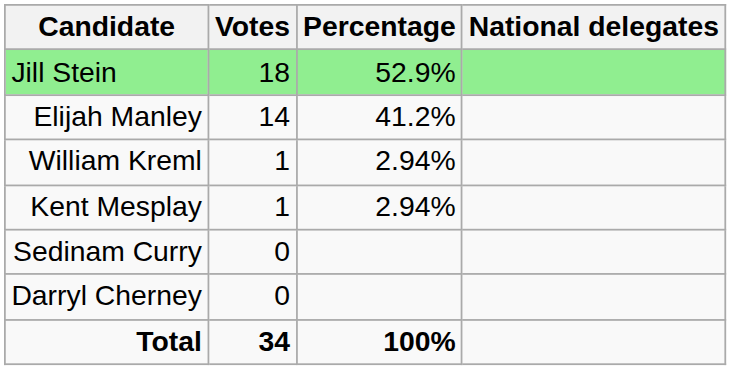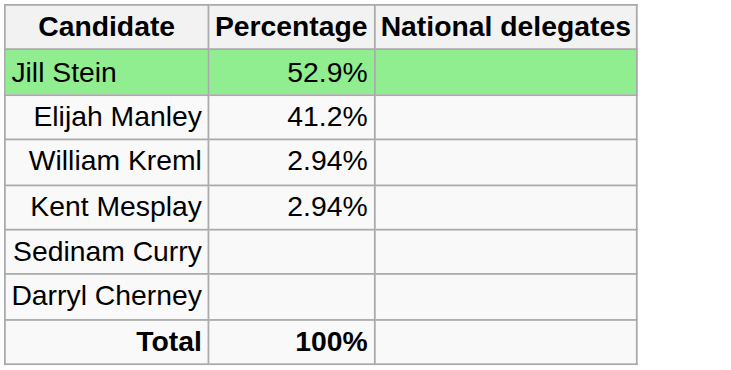- column: (252, 26)
